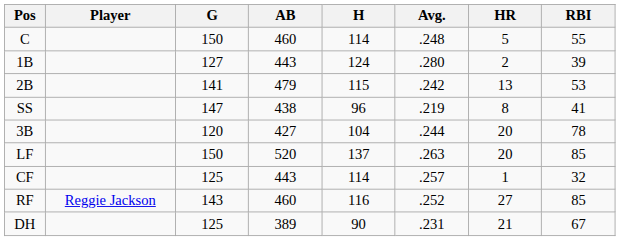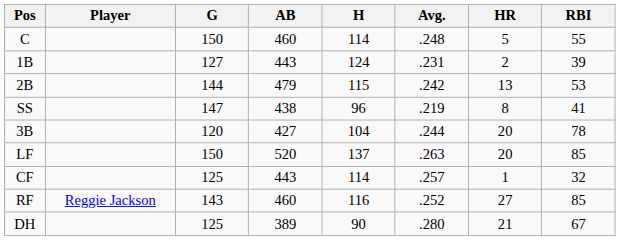(432, 62) .280 -> (432, 62) .231
(212, 85) 141 -> (212, 85) 144
(432, 223) .231 -> (432, 223) .280
